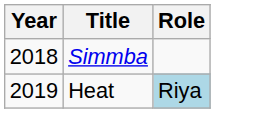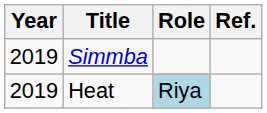+ column: (236, 21)
(34, 56) 2018 -> (34, 56) 2019
